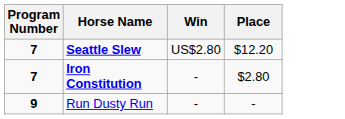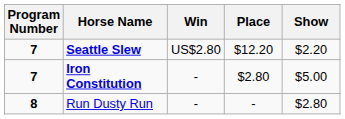+ column: (311, 22)
(34, 104) 9 -> (34, 104) 8
